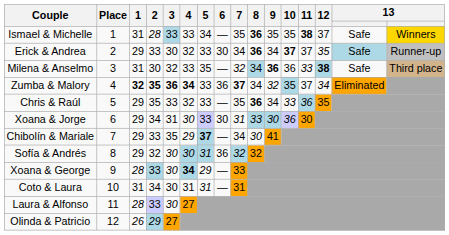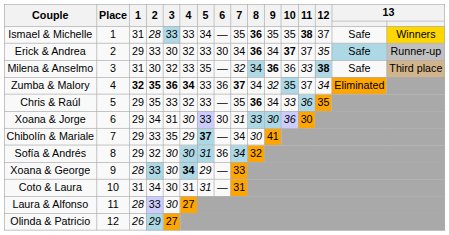(239, 153) 32 -> (239, 153) 34
